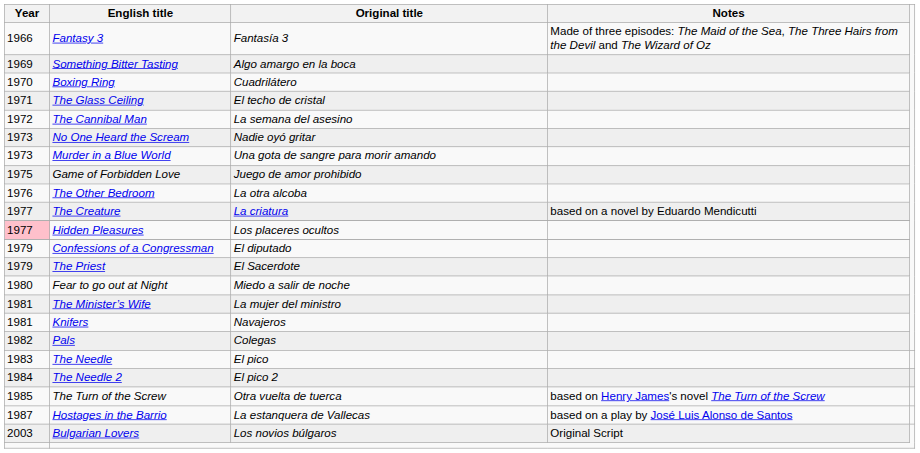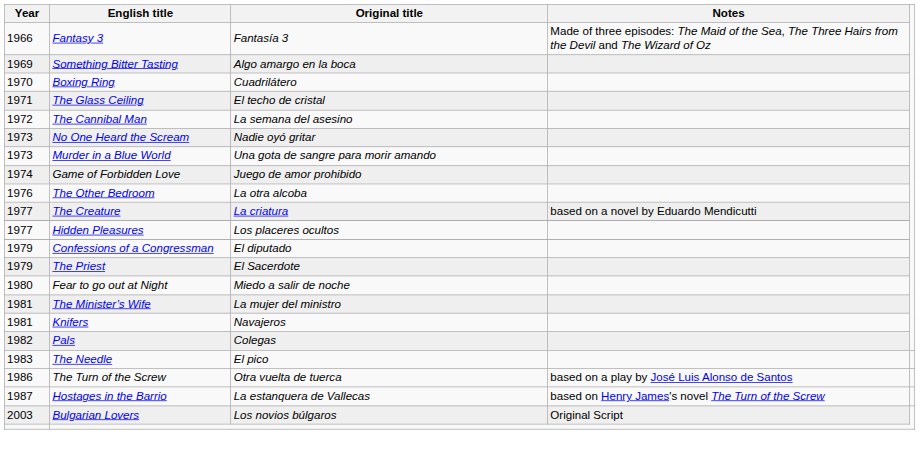(20, 174) 1975 -> (20, 174) 1974
(20, 229) pink background -> (20, 229) no background
- row: (87, 377)
(20, 396) 1985 -> (20, 377) 1986
(688, 396) based on Henry James's novel The Turn of the Screw -> (671, 377) based on a play by José Luis Alonso de Santos
(671, 414) based on a play by José Luis Alonso de Santos -> (688, 396) based on Henry James's novel The Turn of the Screw
